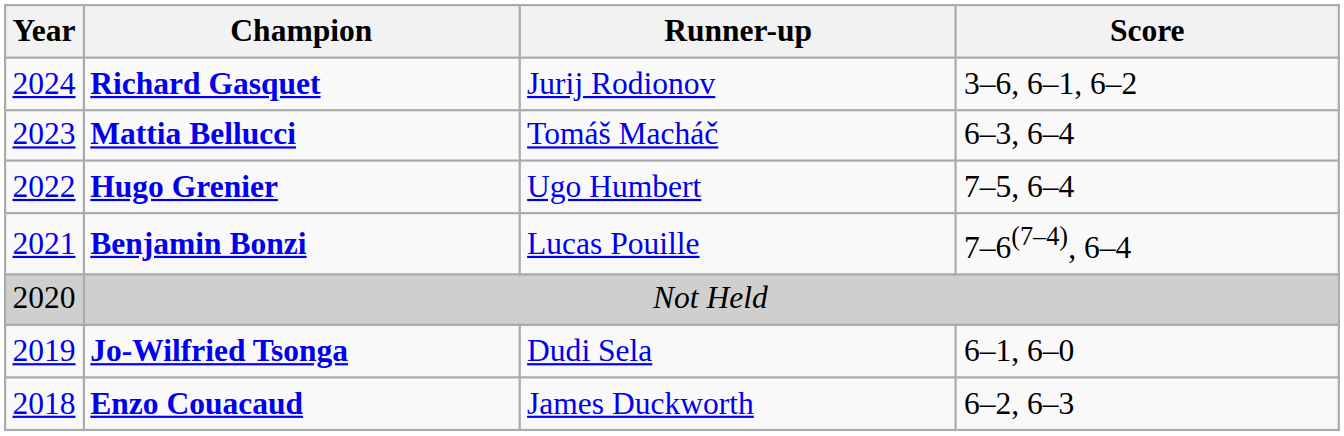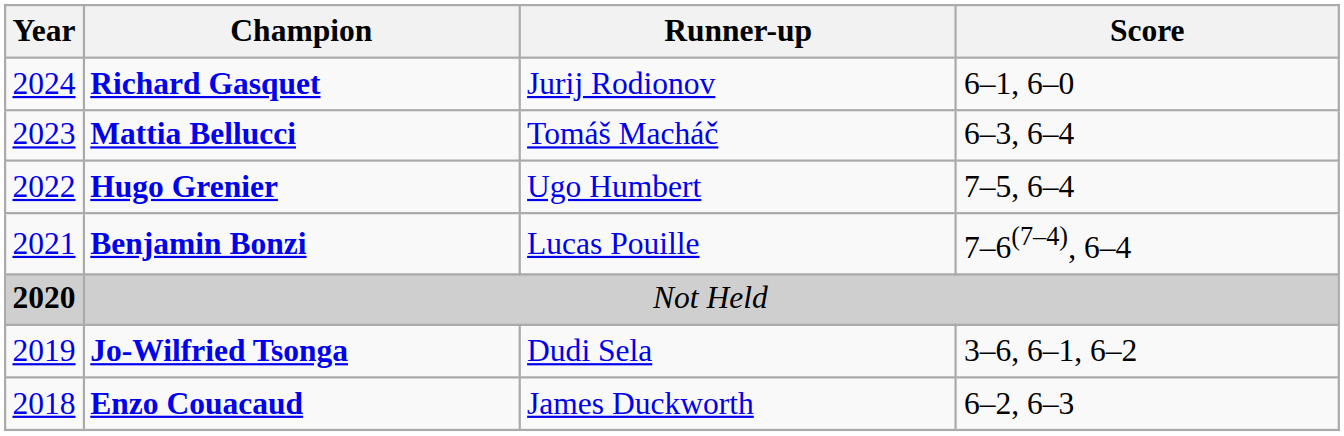(1051, 82) 3–6, 6–1, 6–2 -> (1019, 82) 6–1, 6–0
(44, 299) normal -> (44, 299) bold
(1019, 351) 6–1, 6–0 -> (1051, 351) 3–6, 6–1, 6–2
